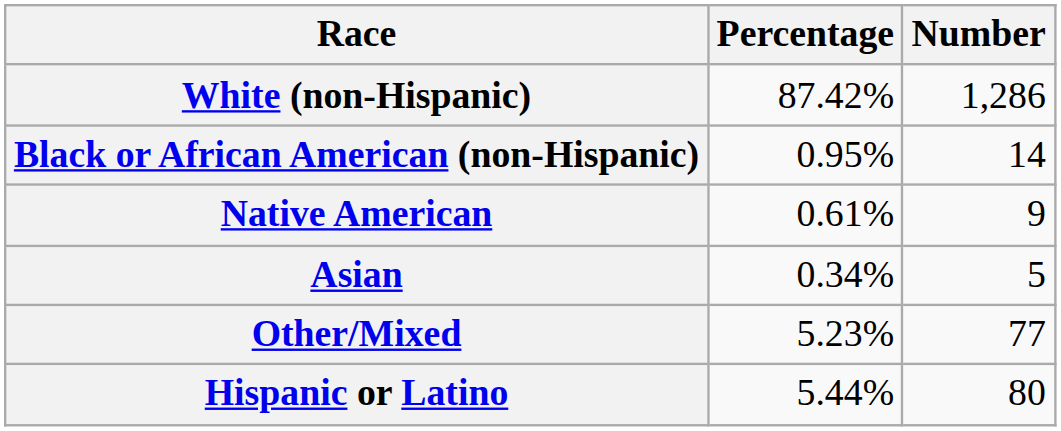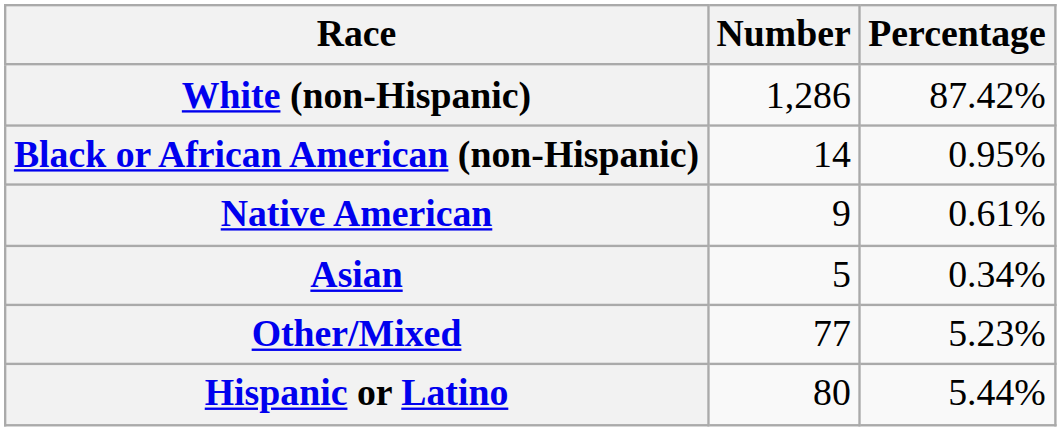columns swapped: (979, 34) <-> (805, 34)
